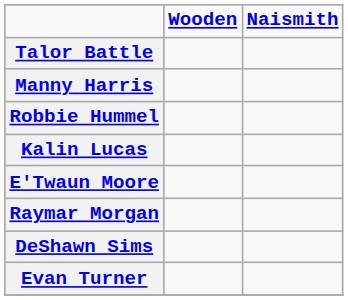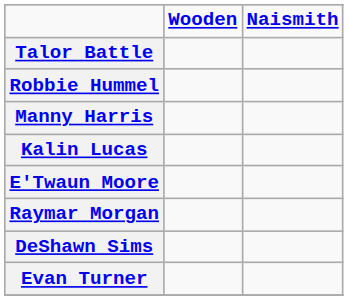rows swapped: (84, 85) <-> (84, 117)
